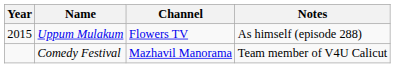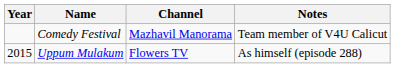rows swapped: (79, 53) <-> (80, 33)
